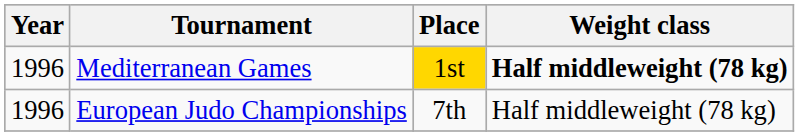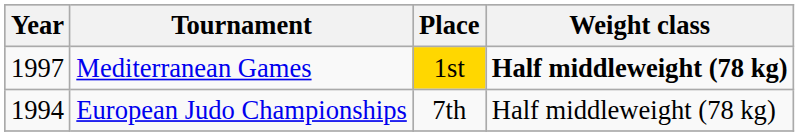(38, 67) 1996 -> (38, 67) 1997
(38, 109) 1996 -> (38, 109) 1994
